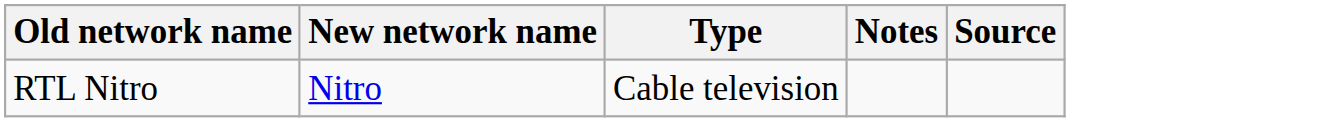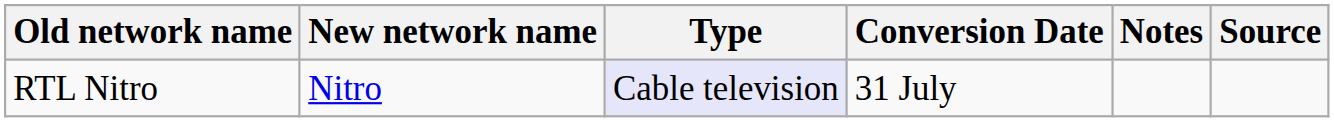+ column: (979, 32)
(726, 87) no background -> (726, 87) lavender background
